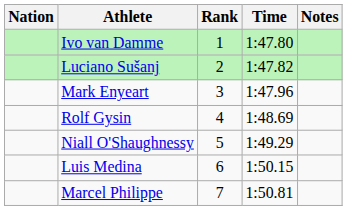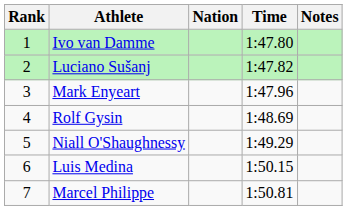columns swapped: (220, 17) <-> (31, 17)
